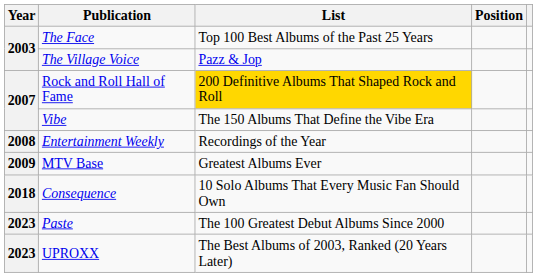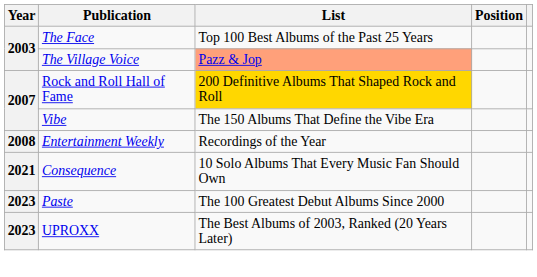(230, 59) no background -> (230, 59) lightsalmon background
- row: (73, 163)
(22, 193) 2018 -> (22, 171) 2021
